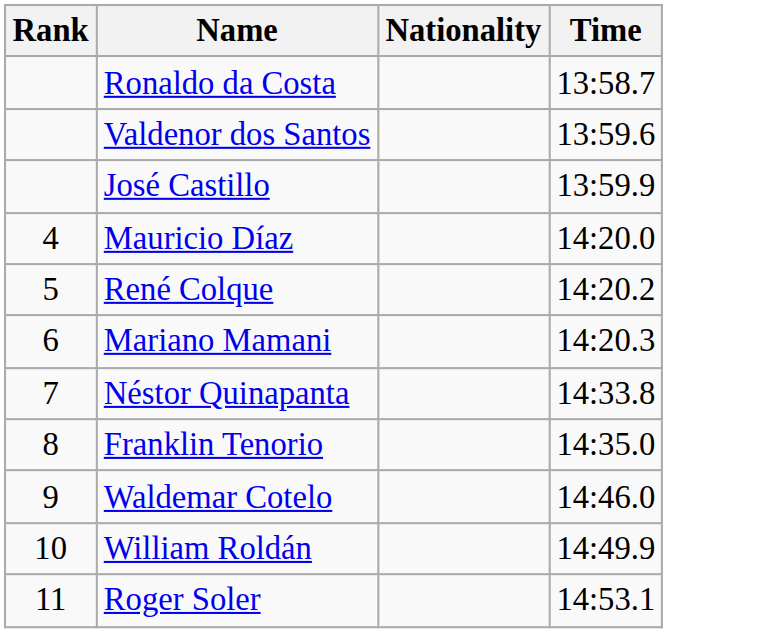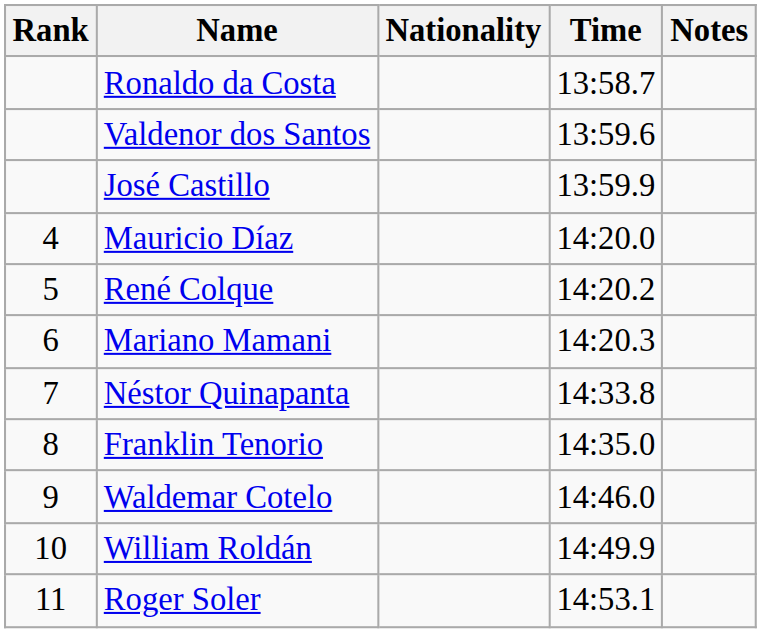+ column: (709, 30)
